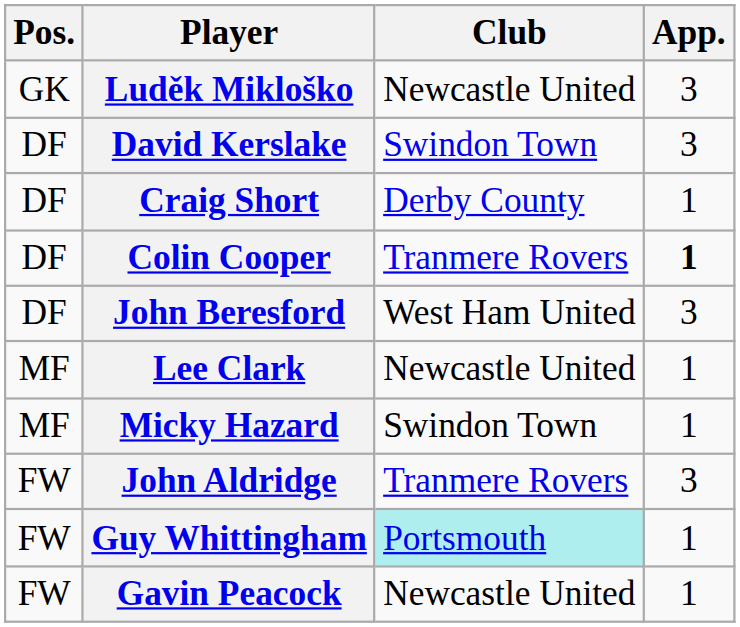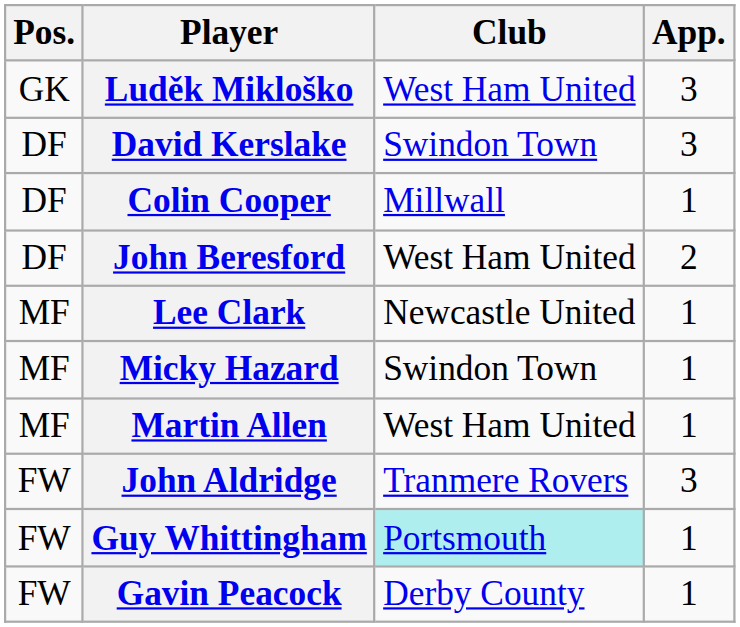(509, 88) Newcastle United -> (509, 88) West Ham United
- row: (229, 200)
(506, 256) Tranmere Rovers -> (444, 200) Millwall
(689, 256) bold -> (689, 200) normal
(689, 312) 3 -> (689, 256) 2
+ row: (229, 425)
(509, 593) Newcastle United -> (484, 593) Derby County
